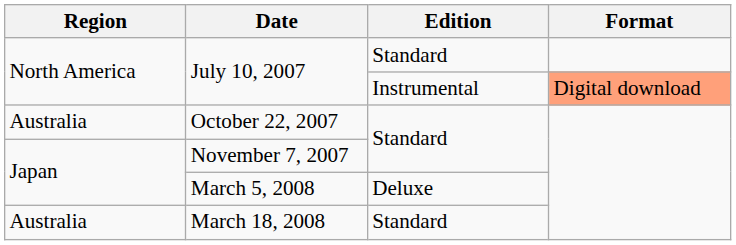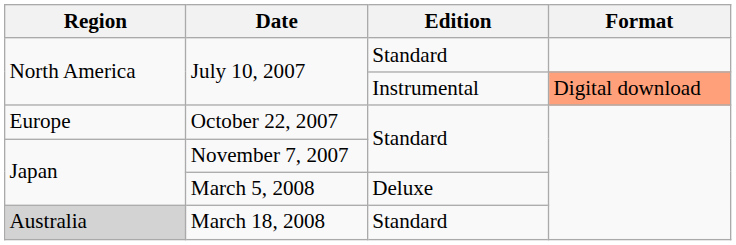(48, 121) Australia -> (40, 121) Europe
(48, 222) no background -> (48, 222) lightgrey background
